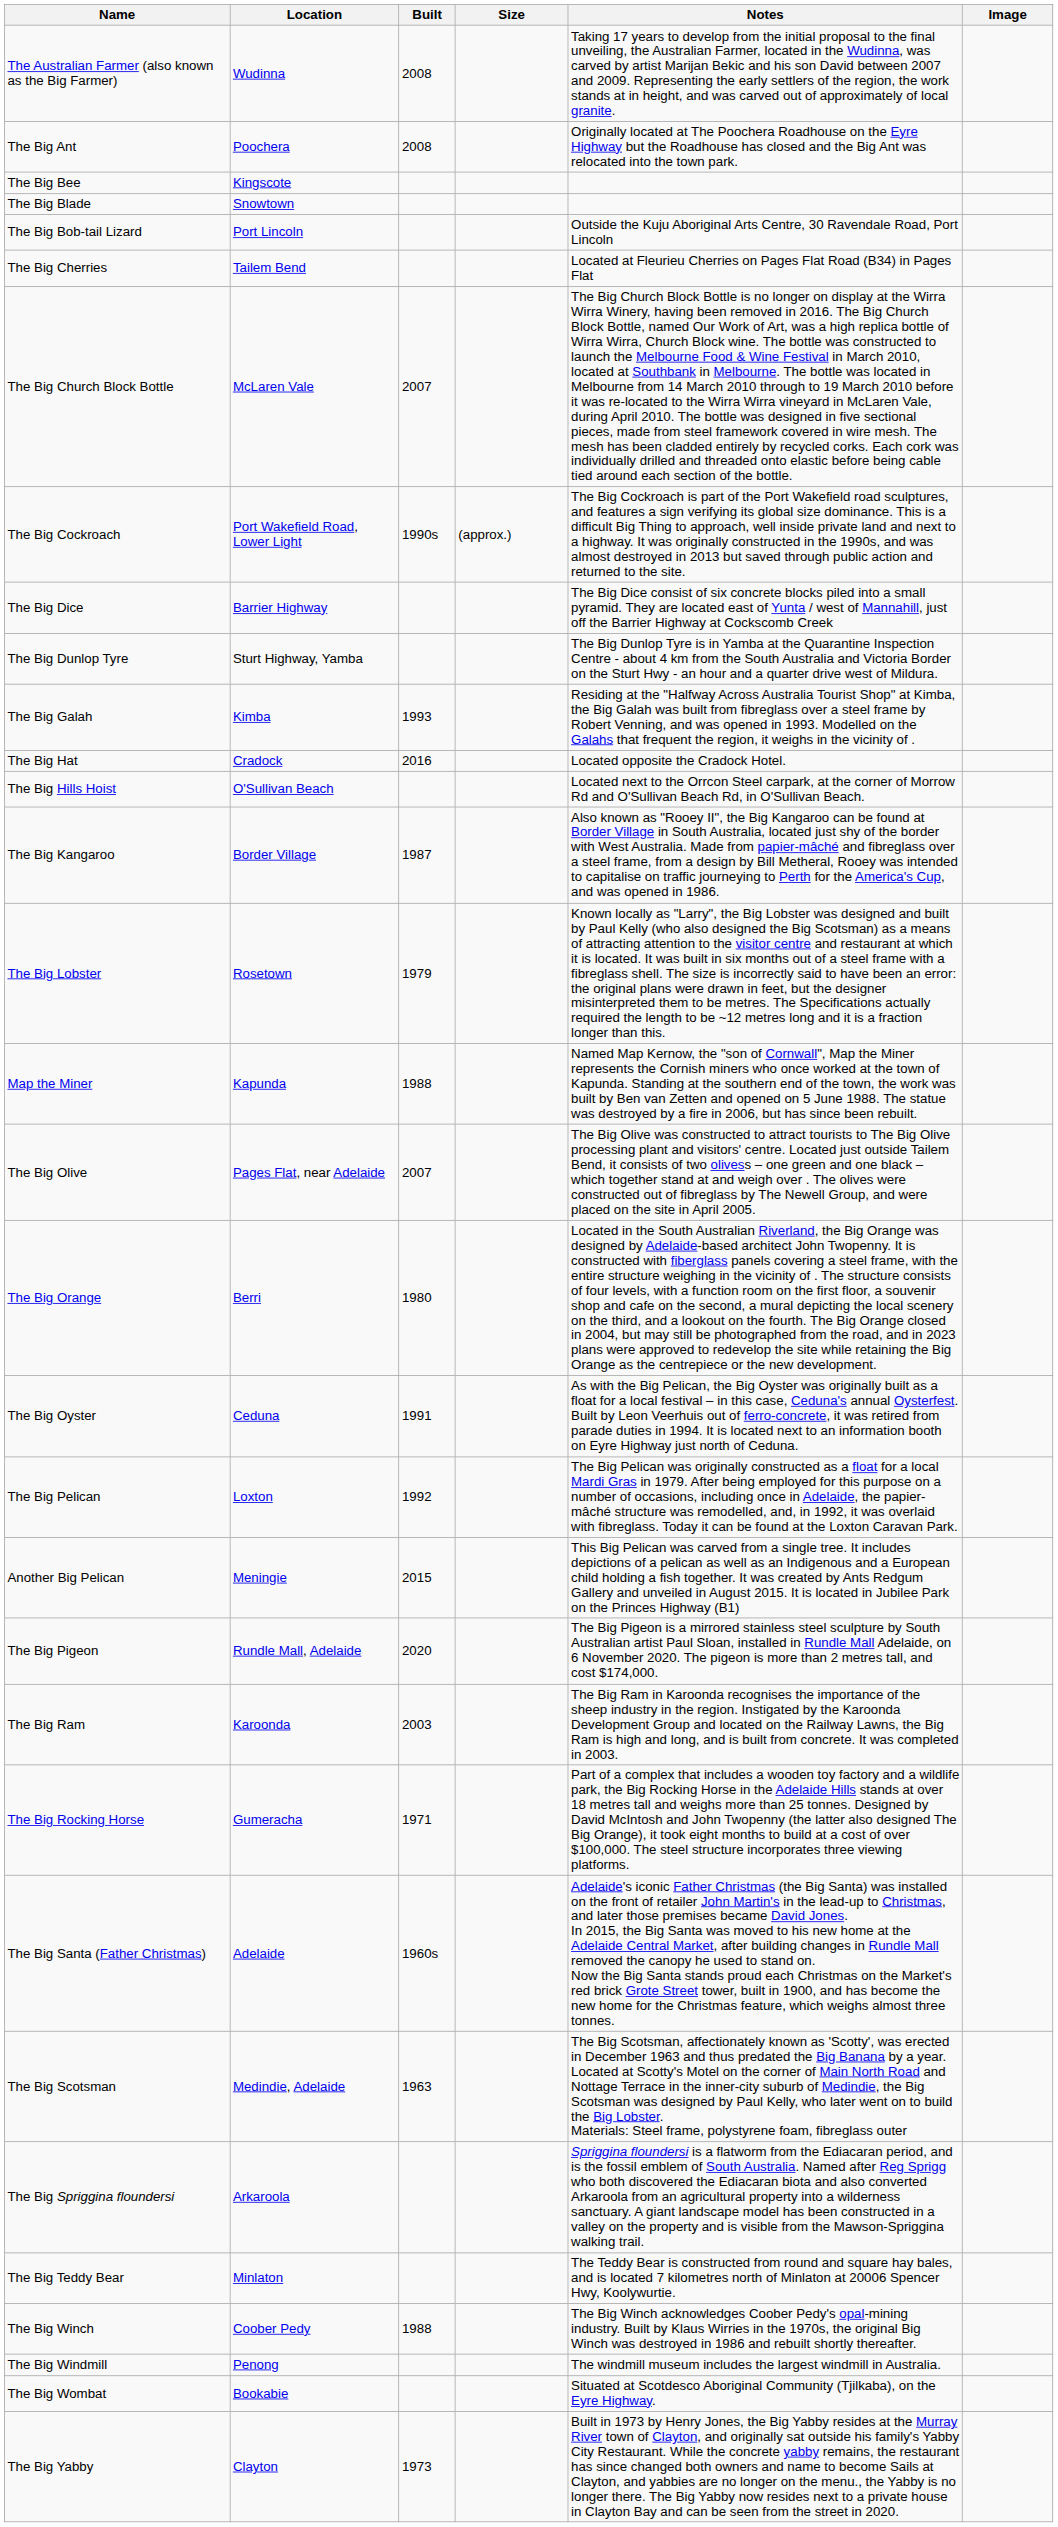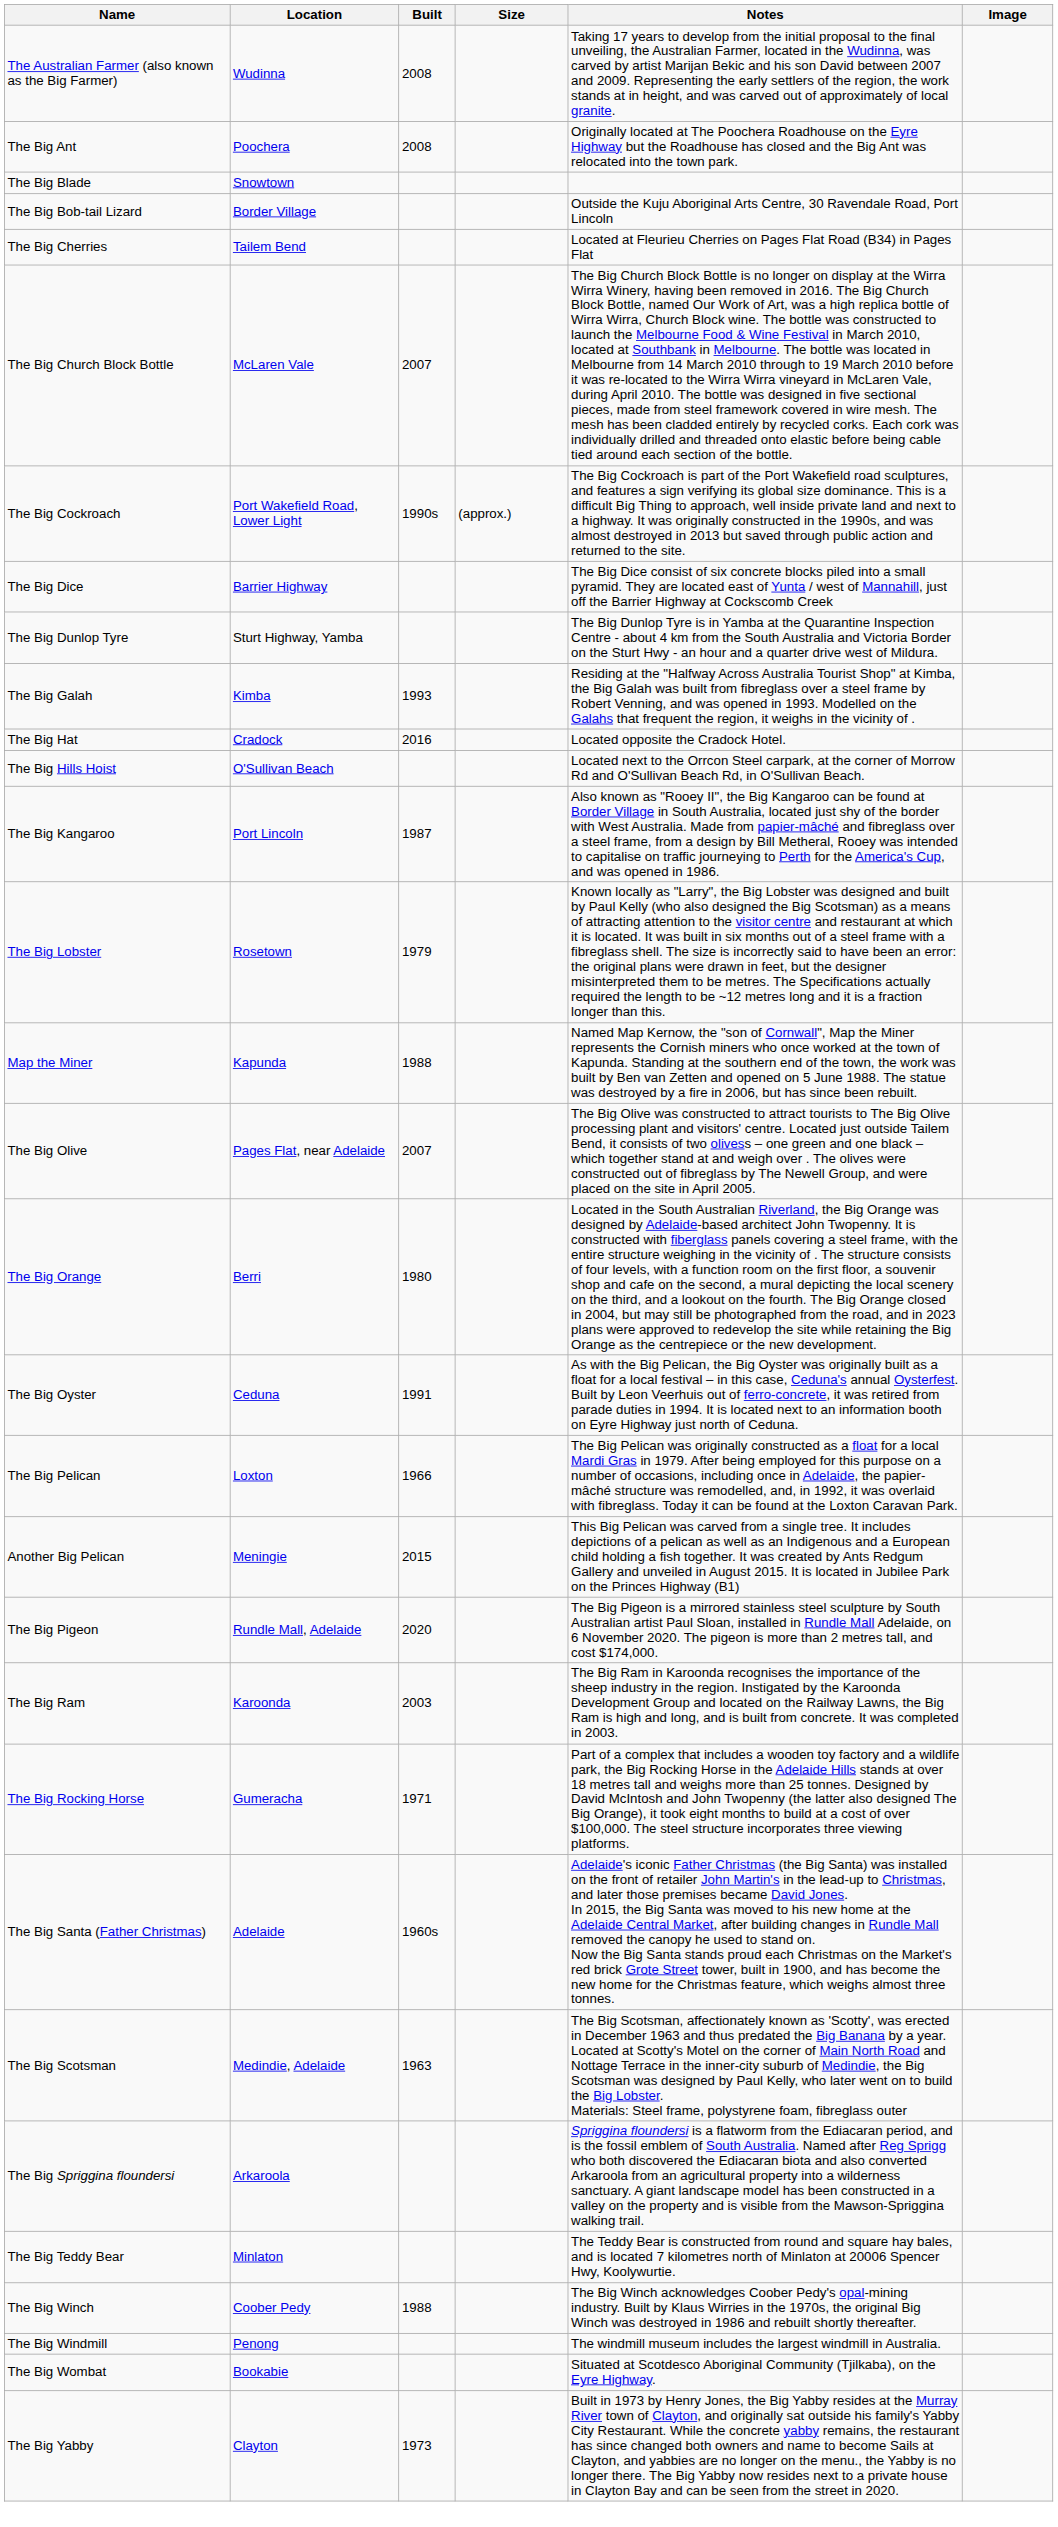- row: (44, 182)
(268, 232) Port Lincoln -> (275, 211) Border Village
(275, 855) Border Village -> (268, 834) Port Lincoln
(417, 1496) 1992 -> (417, 1475) 1966
